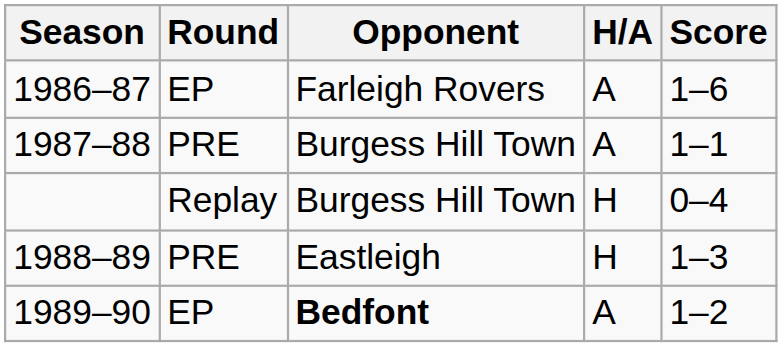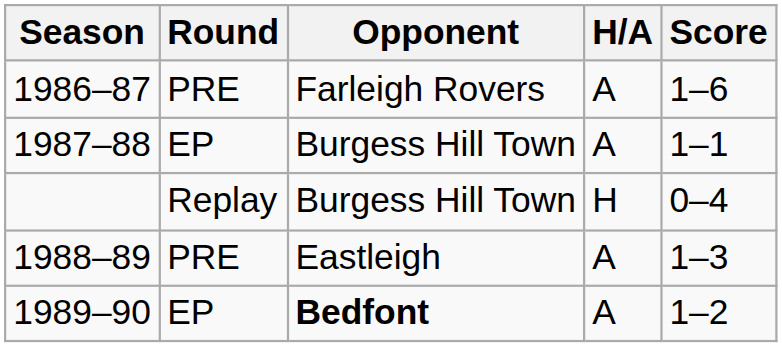(191, 88) EP -> (204, 88) PRE
(204, 144) PRE -> (191, 144) EP
(605, 256) H -> (604, 256) A
